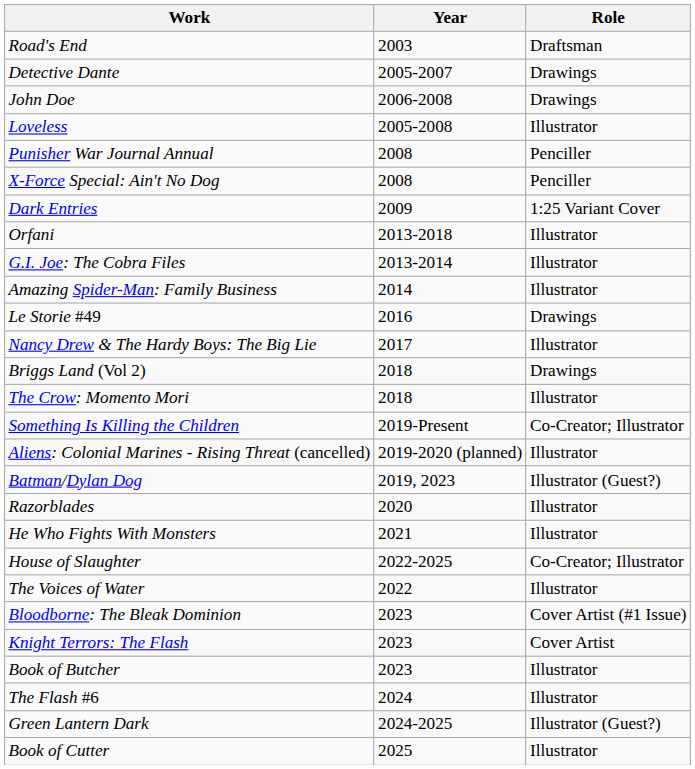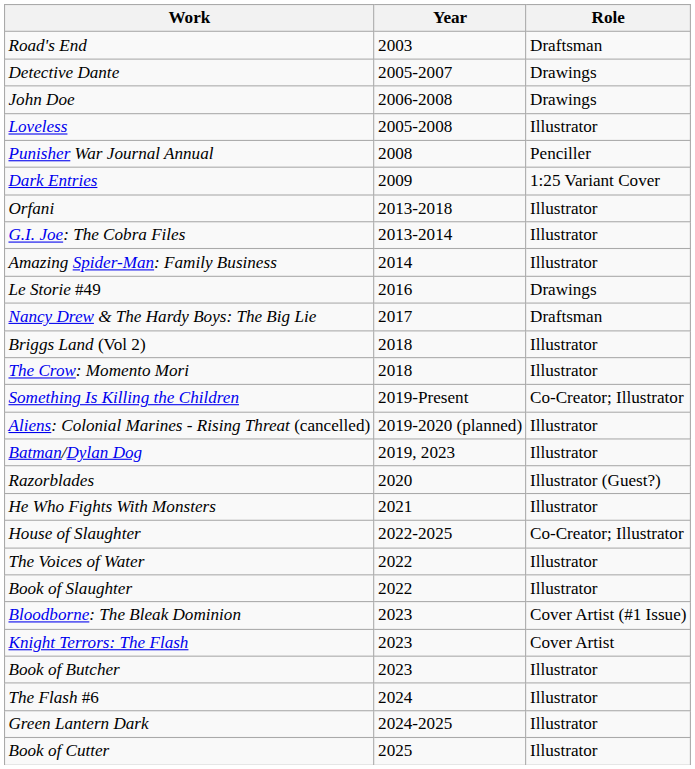- row: (114, 180)
(564, 343) Illustrator -> (566, 316) Draftsman
(563, 371) Drawings -> (564, 343) Illustrator
(595, 479) Illustrator (Guest?) -> (564, 452) Illustrator
(564, 506) Illustrator -> (595, 479) Illustrator (Guest?)
+ row: (70, 588)
(595, 724) Illustrator (Guest?) -> (564, 724) Illustrator
